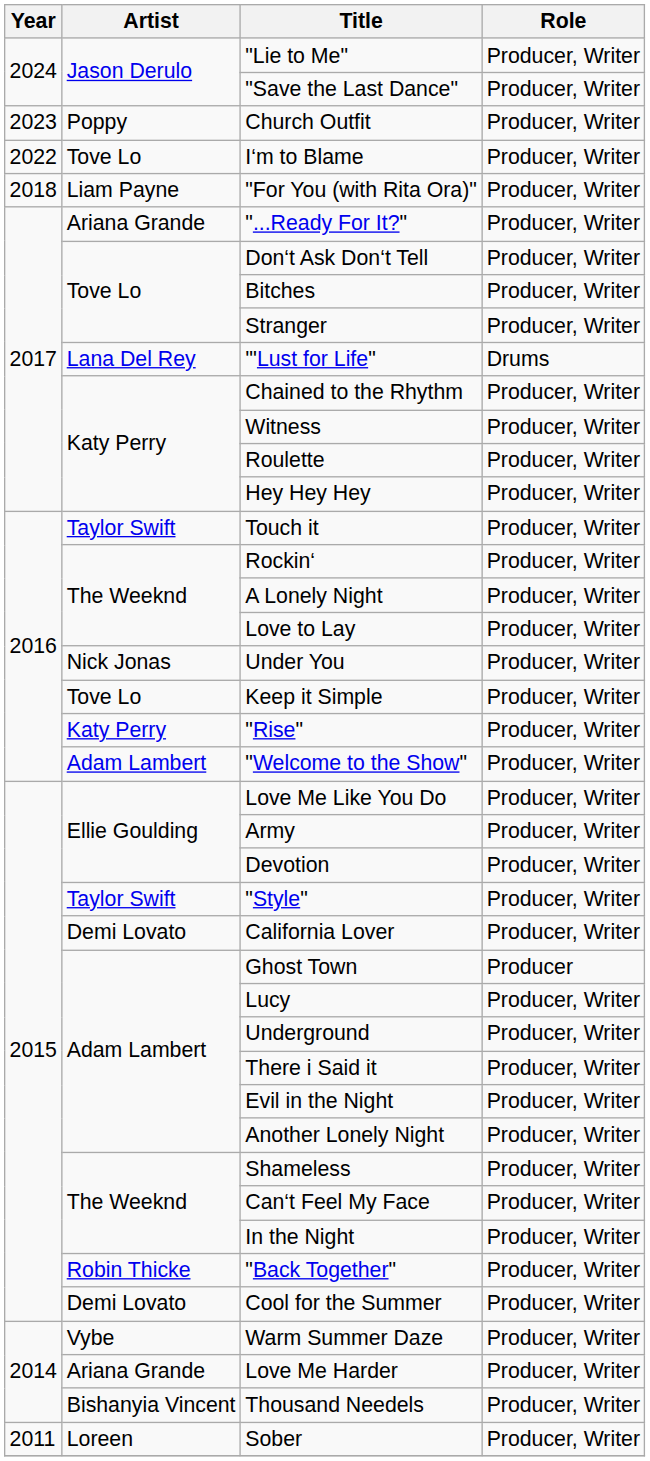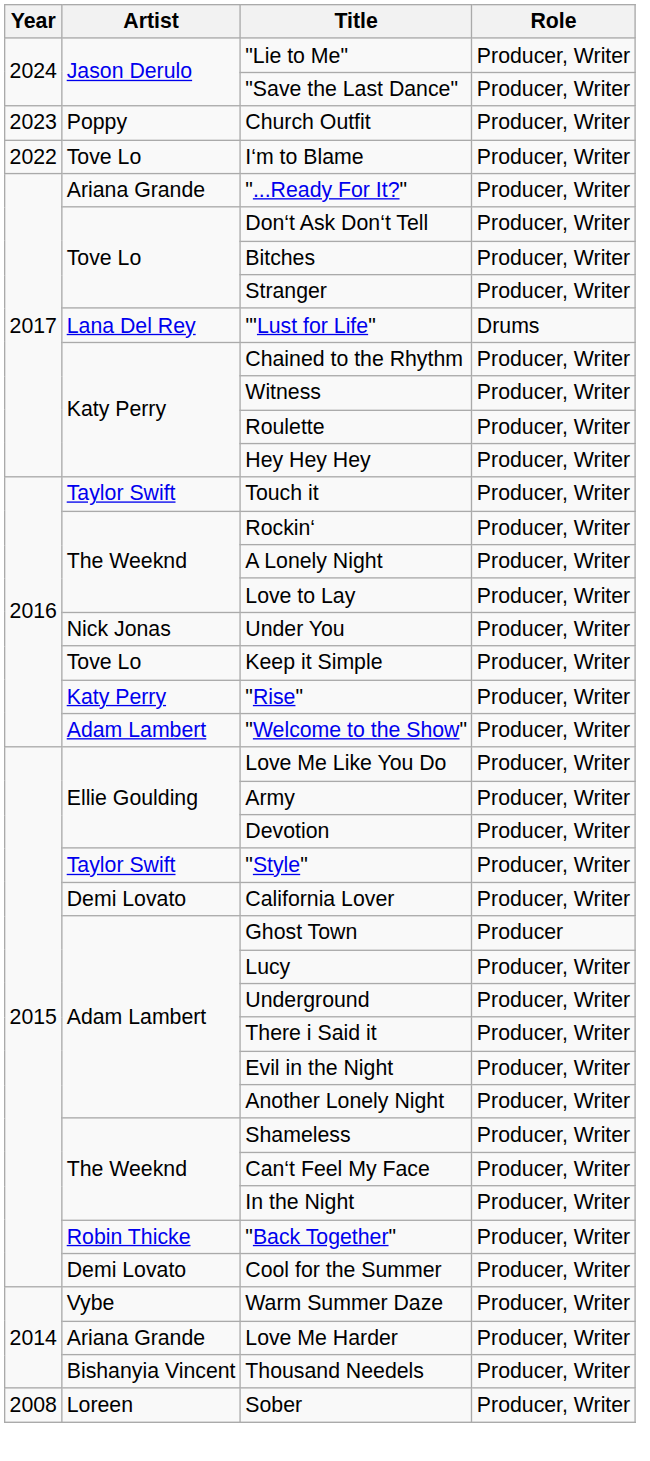- row: (361, 190)
(32, 1438) 2011 -> (33, 1405) 2008
